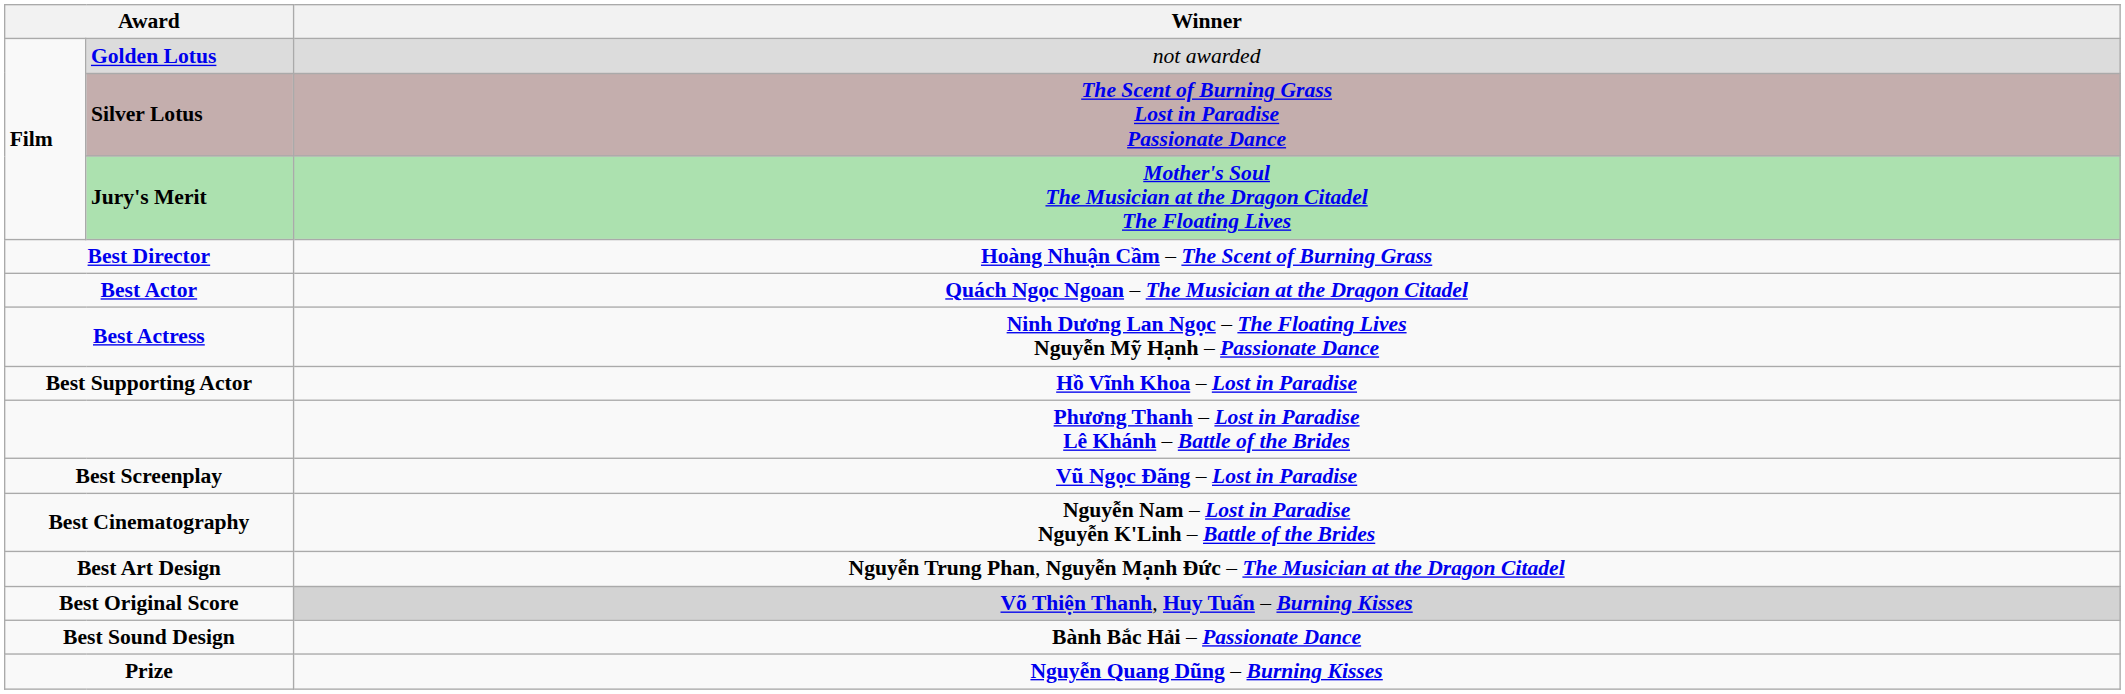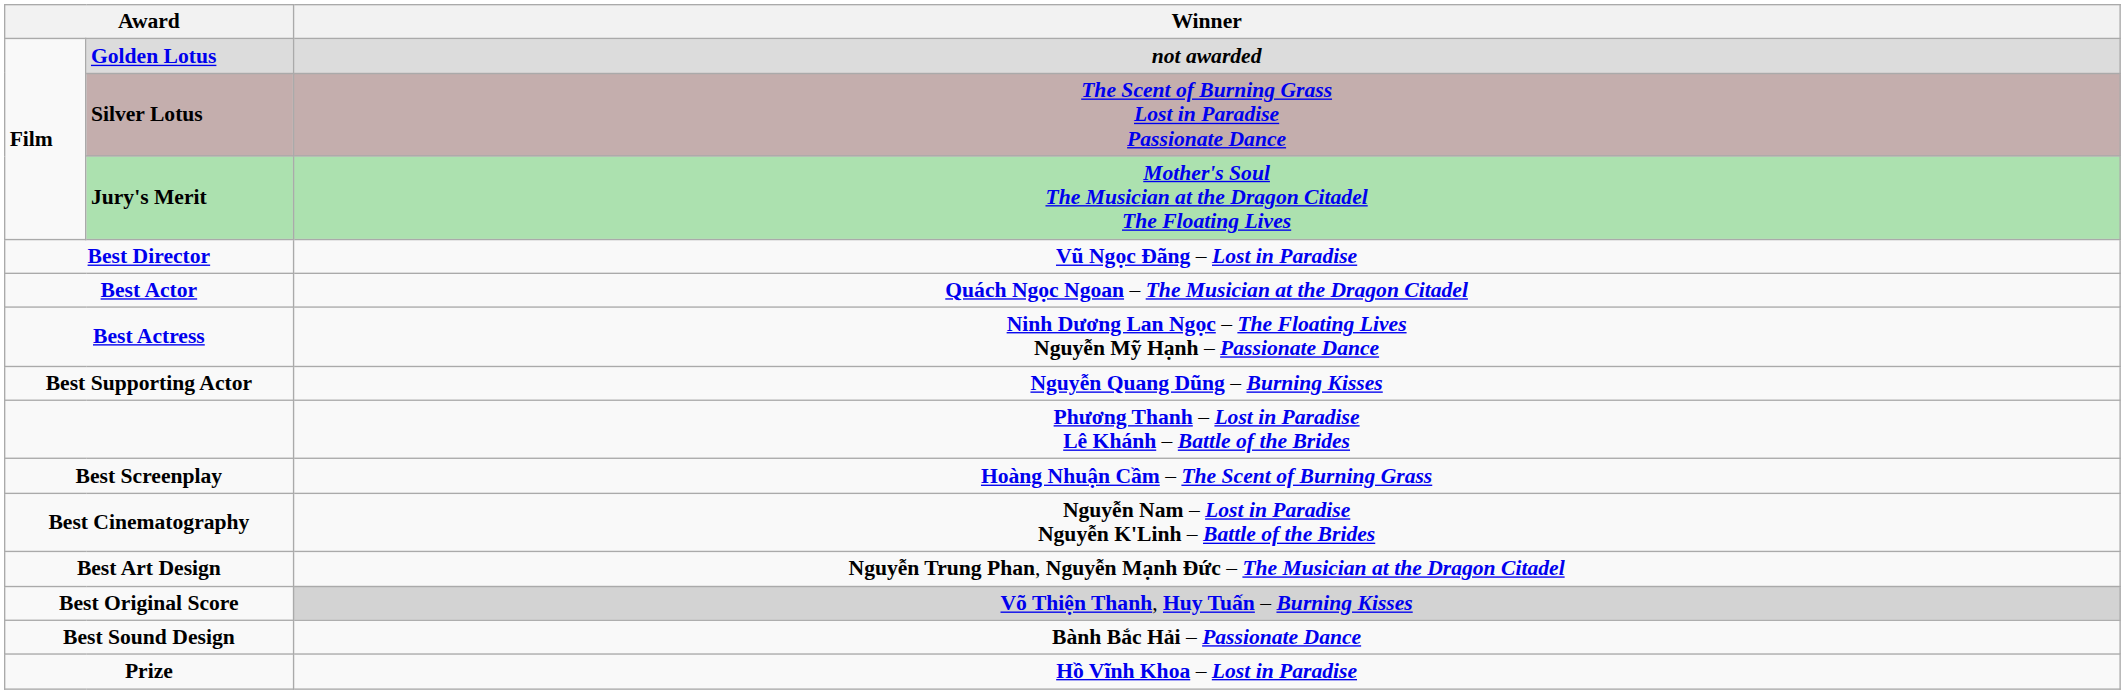(1207, 55) normal -> (1207, 55) bold
(1207, 255) Hoàng Nhuận Cầm – The Scent of Burning Grass -> (1207, 255) Vũ Ngọc Đãng – Lost in Paradise
(1207, 382) Hồ Vĩnh Khoa – Lost in Paradise -> (1207, 382) Nguyễn Quang Dũng – Burning Kisses
(1207, 475) Vũ Ngọc Đãng – Lost in Paradise -> (1207, 475) Hoàng Nhuận Cầm – The Scent of Burning Grass
(1207, 671) Nguyễn Quang Dũng – Burning Kisses -> (1207, 671) Hồ Vĩnh Khoa – Lost in Paradise
